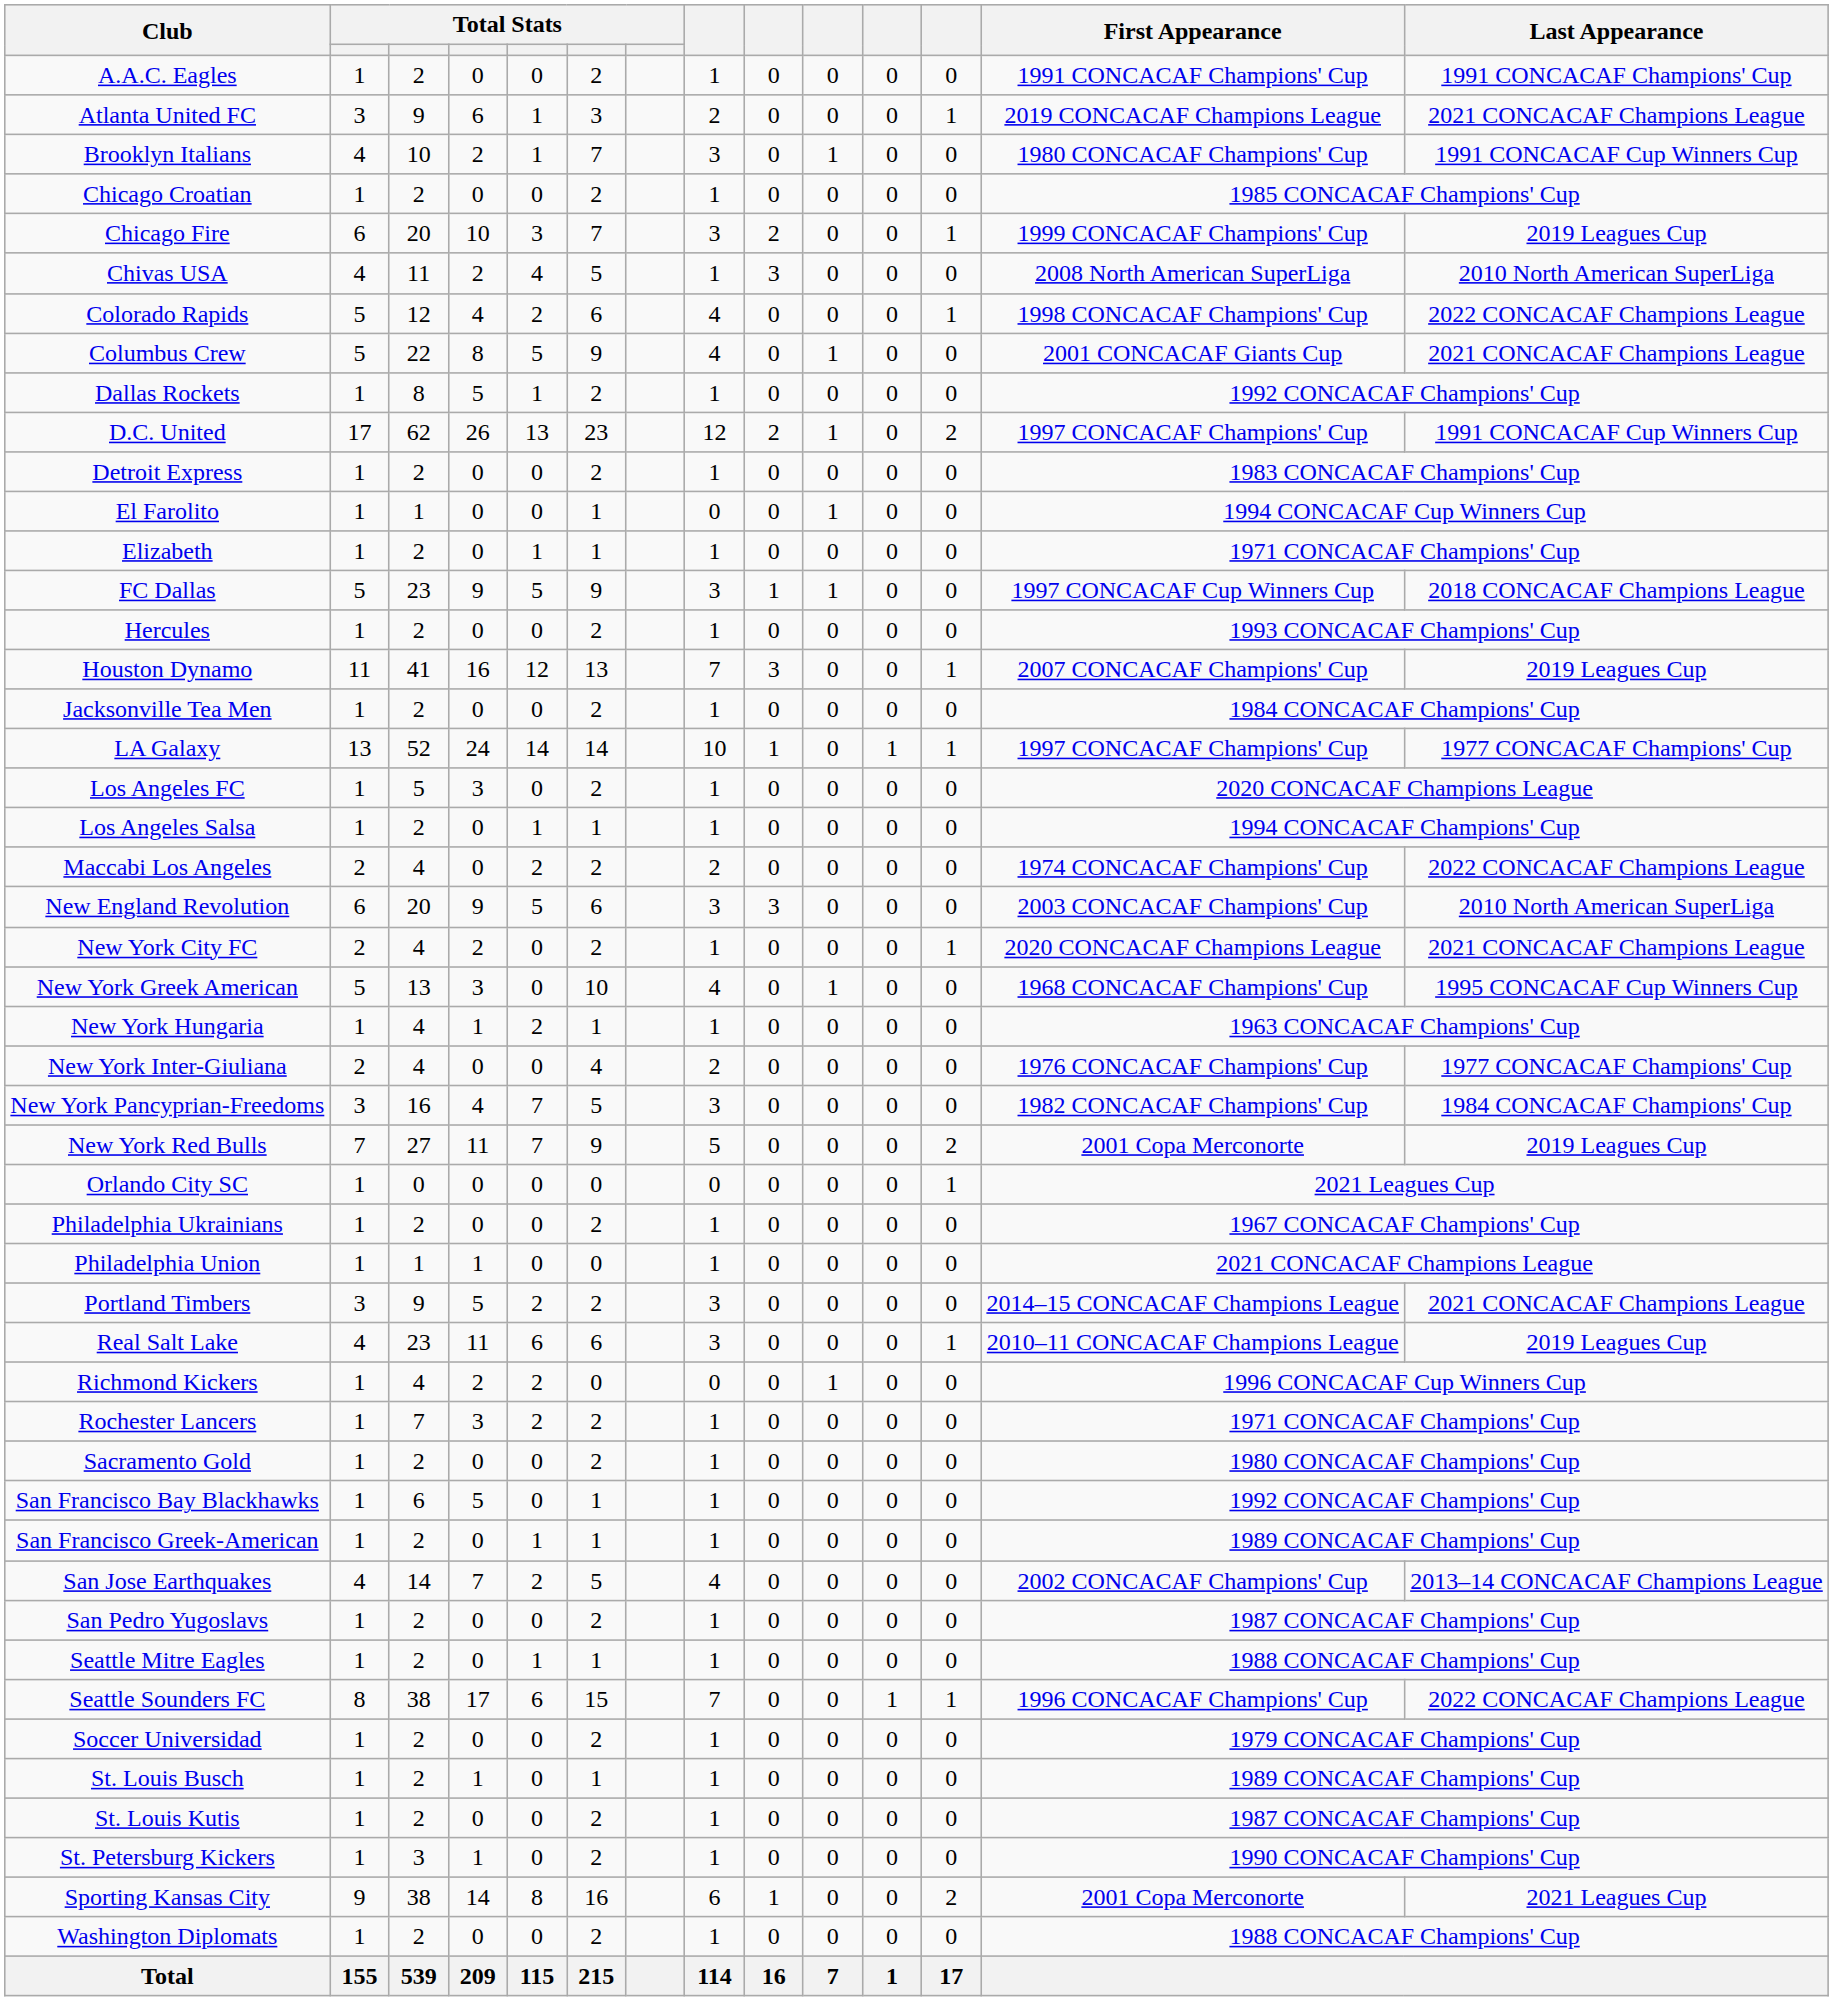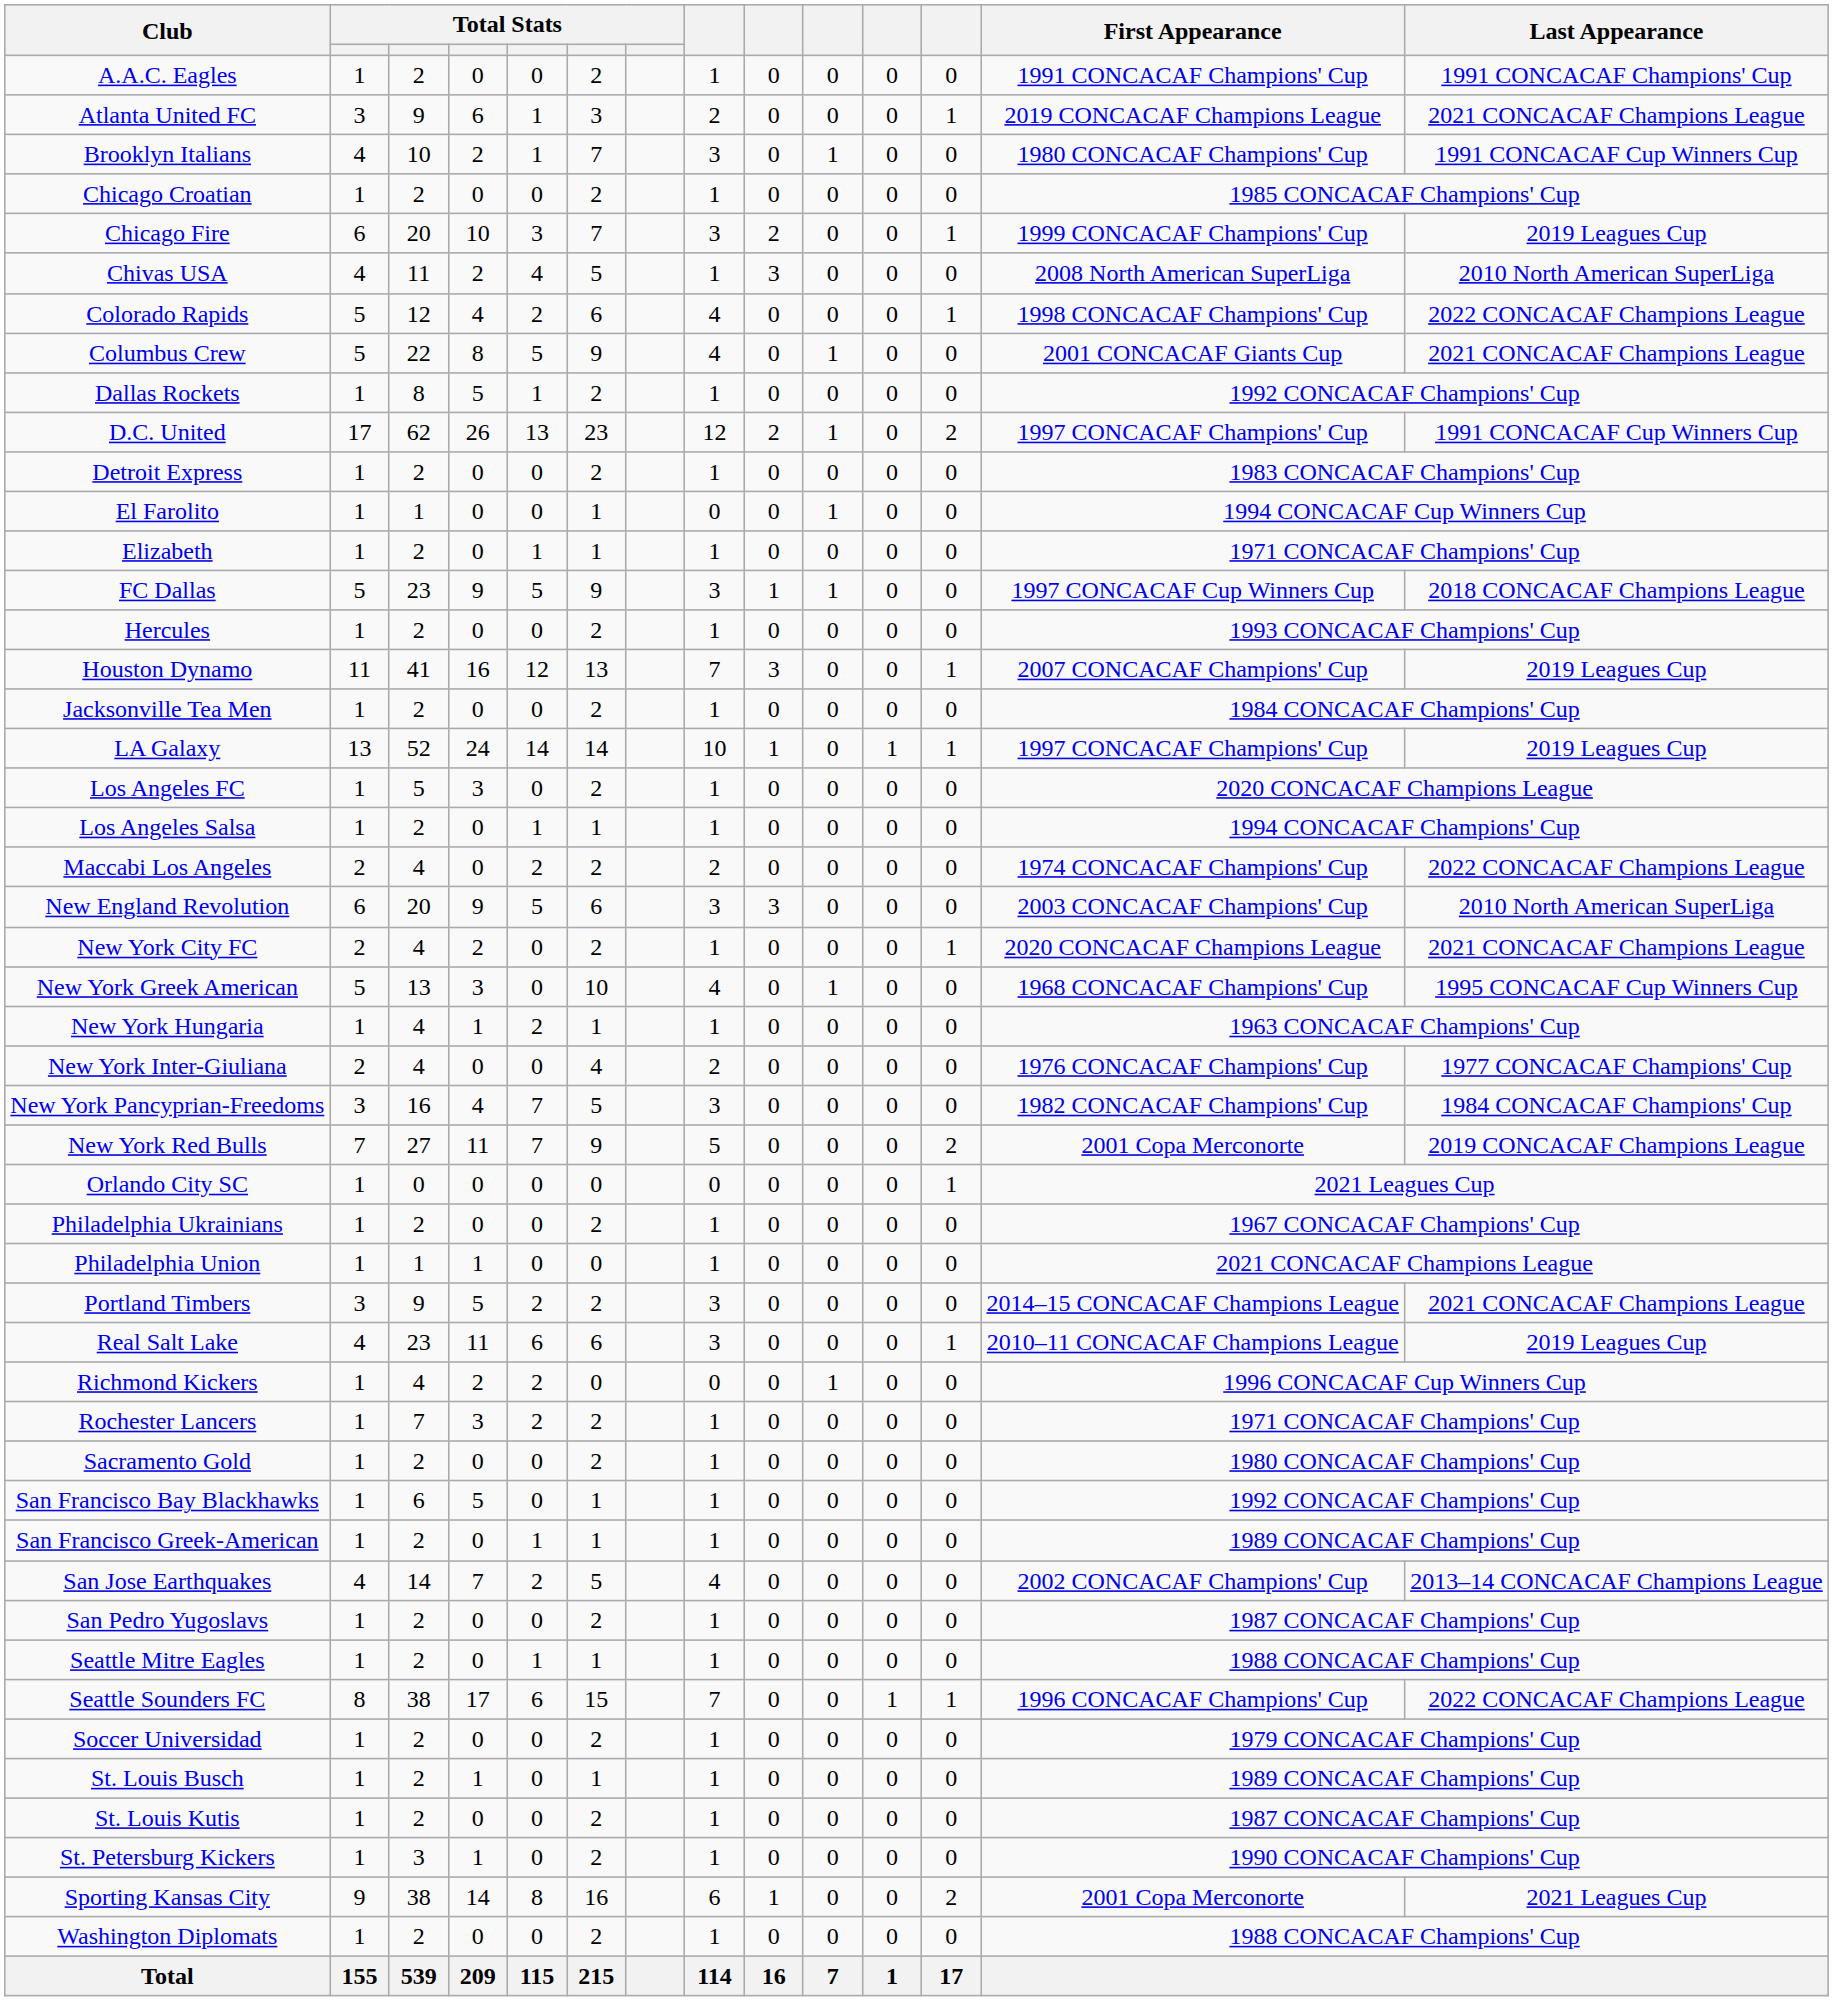(1616, 748) 1977 CONCACAF Champions' Cup -> (1616, 748) 2019 Leagues Cup
(1616, 1144) 2019 Leagues Cup -> (1616, 1144) 2019 CONCACAF Champions League
